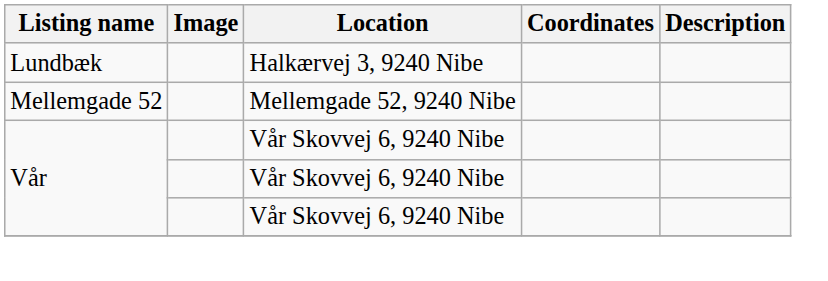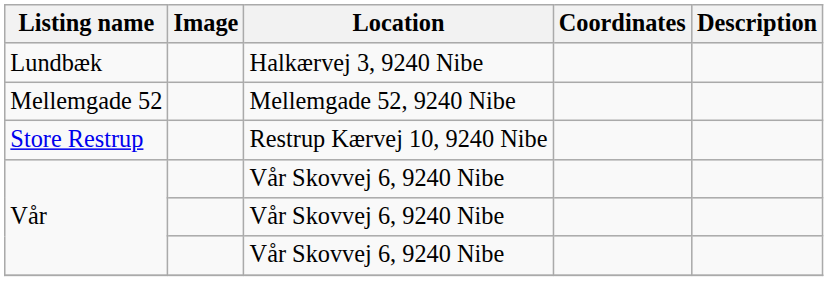+ row: (77, 139)
